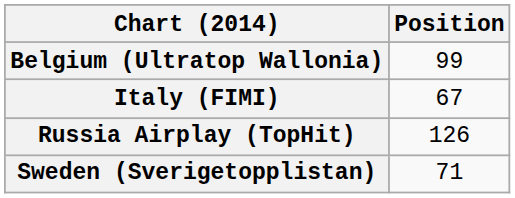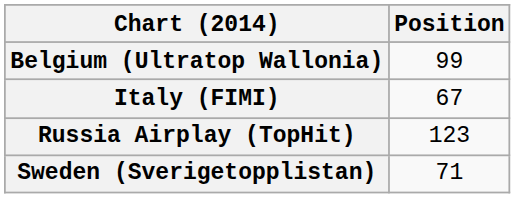(449, 136) 126 -> (449, 136) 123
